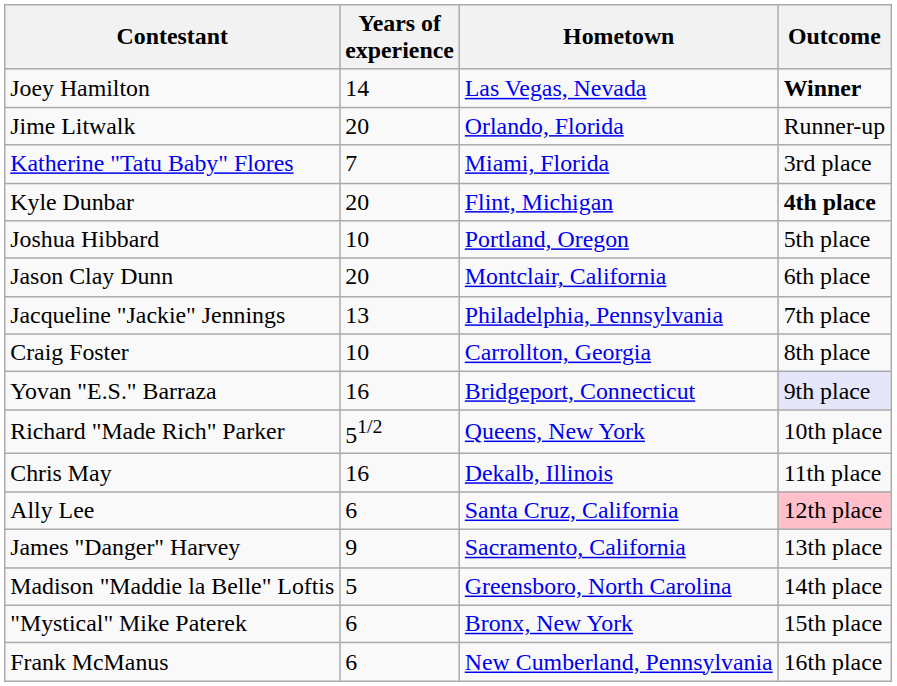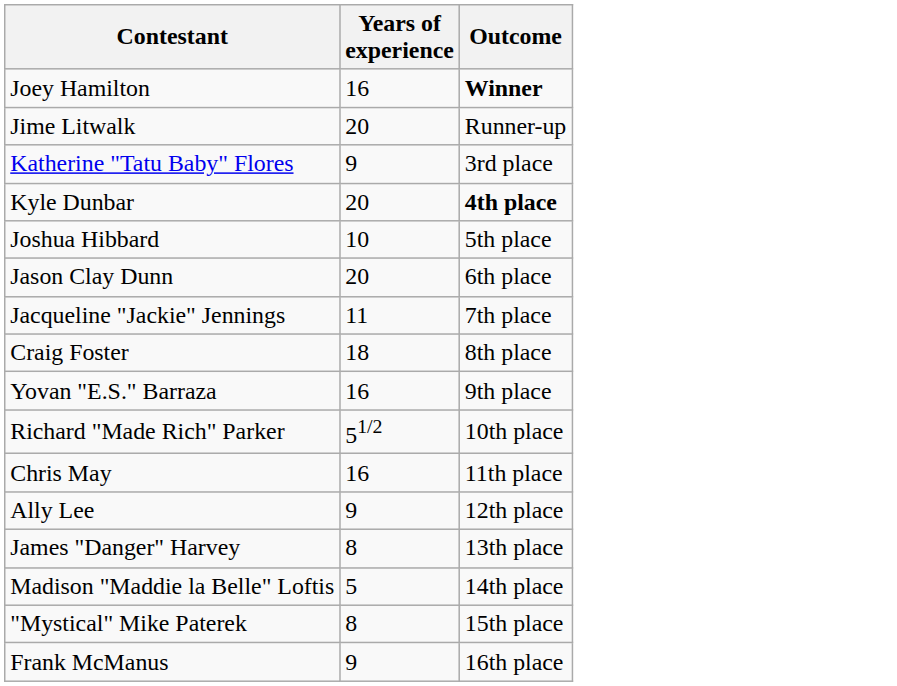- column: (619, 36)
(357, 88) 14 -> (357, 88) 16
(351, 163) 7 -> (351, 163) 9
(357, 314) 13 -> (357, 314) 11
(357, 352) 10 -> (357, 352) 18
(827, 390) lavender background -> (508, 390) no background
(351, 510) 6 -> (351, 510) 9
(833, 510) pink background -> (514, 510) no background
(351, 548) 9 -> (351, 548) 8
(351, 623) 6 -> (351, 623) 8
(351, 661) 6 -> (351, 661) 9
